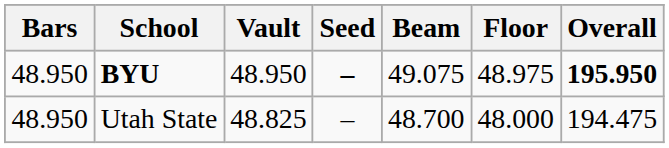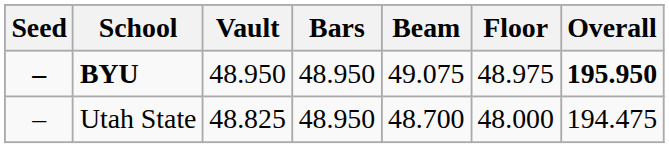columns swapped: (347, 27) <-> (50, 27)
